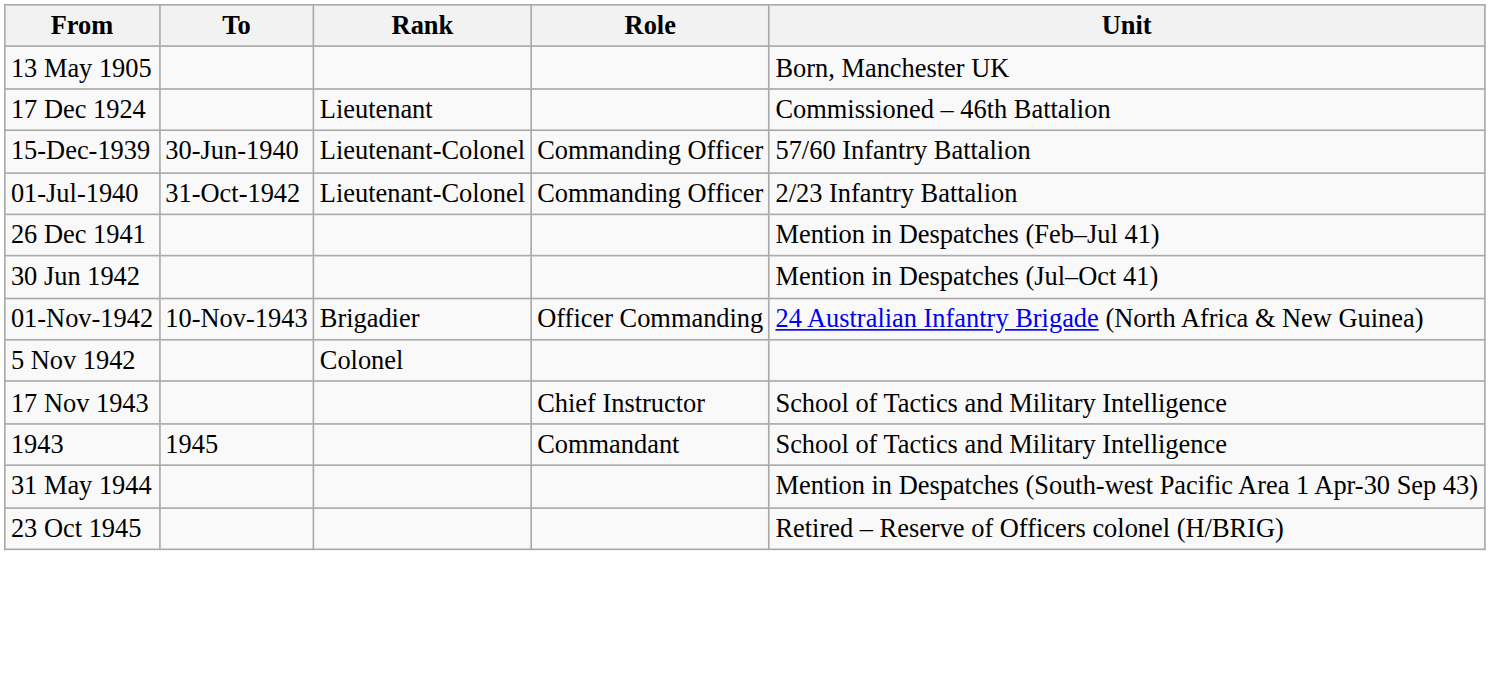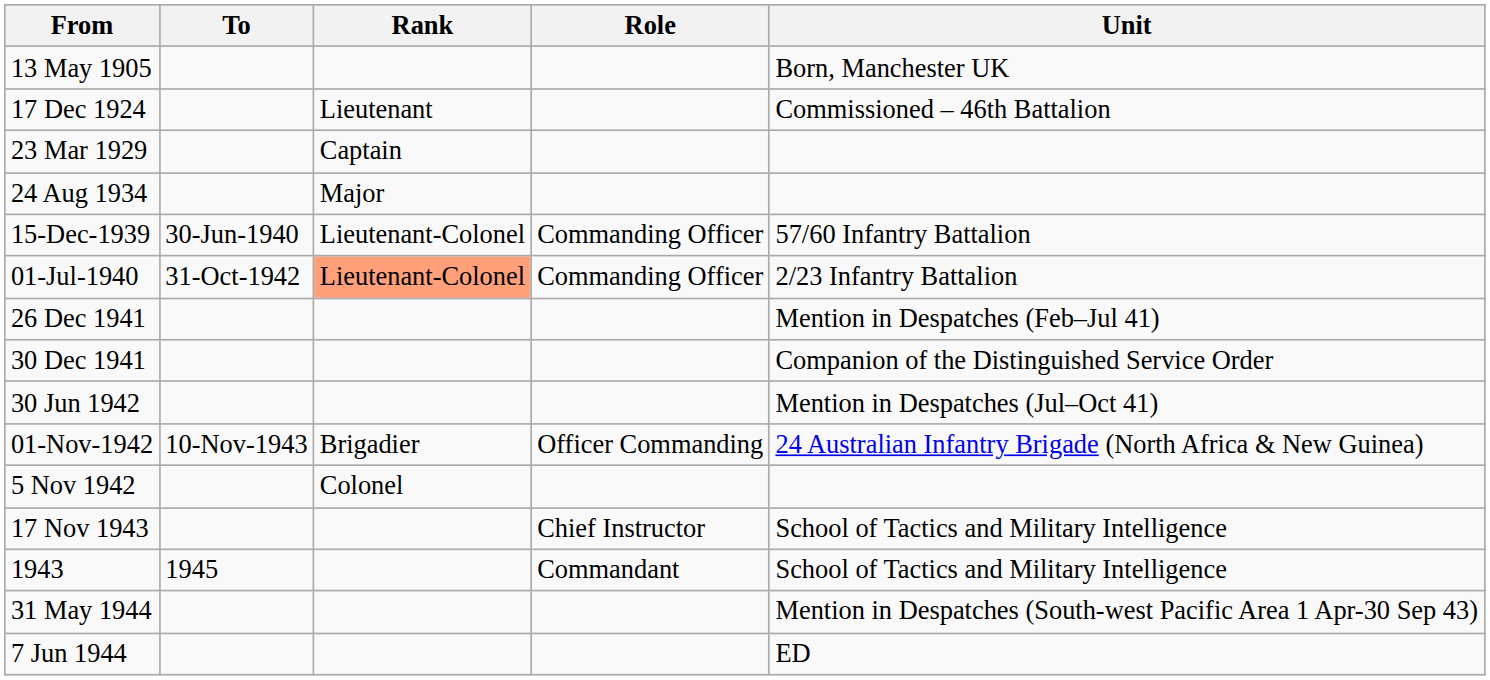+ row: (79, 151)
+ row: (79, 192)
(422, 192) no background -> (422, 276) lightsalmon background
+ row: (78, 360)
+ row: (69, 653)
- row: (76, 527)
